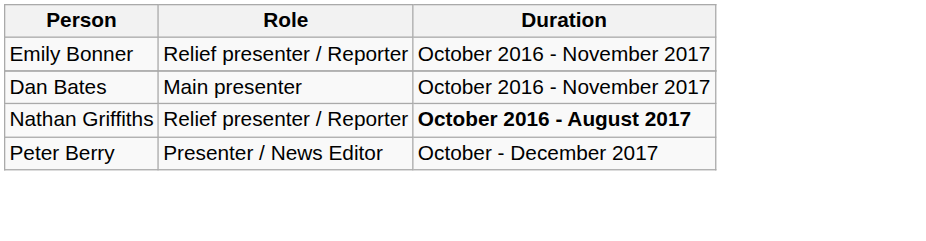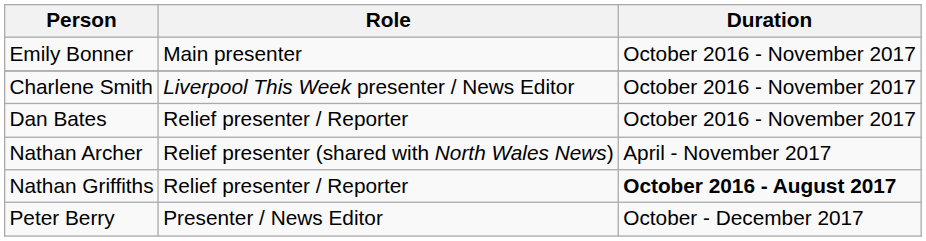(286, 53) Relief presenter / Reporter -> (233, 53) Main presenter
+ row: (81, 86)
(233, 86) Main presenter -> (286, 119) Relief presenter / Reporter
+ row: (76, 152)
